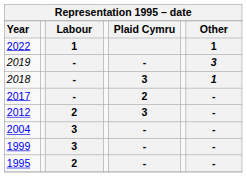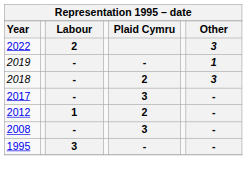(74, 46) 1 -> (74, 46) 2
(214, 46) 1 -> (214, 46) 3
(214, 63) 3 -> (214, 63) 1
(144, 79) 3 -> (144, 79) 2
(214, 79) 1 -> (214, 79) 3
(144, 96) 2 -> (144, 96) 3
(74, 113) 2 -> (74, 113) 1
(144, 113) 3 -> (144, 113) 2
+ row: (19, 130)
- row: (19, 130)
- row: (19, 146)
(74, 163) 2 -> (74, 146) 3
